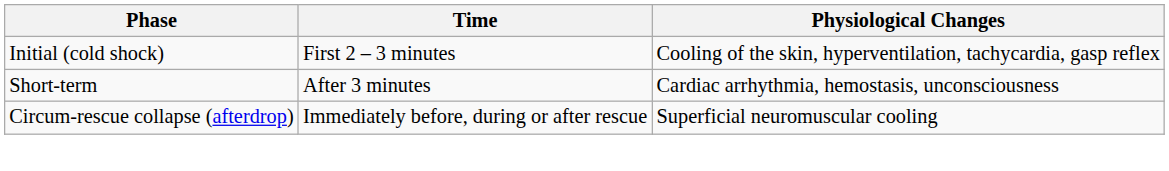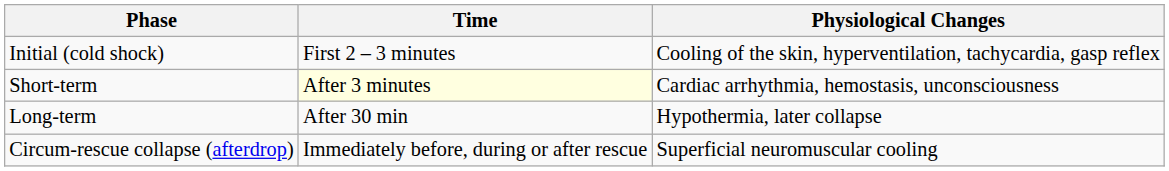(367, 85) no background -> (367, 85) lightyellow background
+ row: (53, 117)
